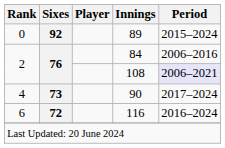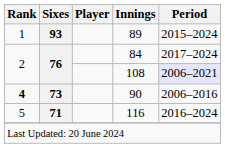(22, 34) 0 -> (22, 34) 1
(56, 34) 92 -> (56, 34) 93
(189, 53) 2006–2016 -> (189, 53) 2017–2024
(22, 93) normal -> (22, 93) bold
(189, 93) 2017–2024 -> (189, 93) 2006–2016
(22, 113) 6 -> (22, 113) 5
(56, 113) 72 -> (56, 113) 71
